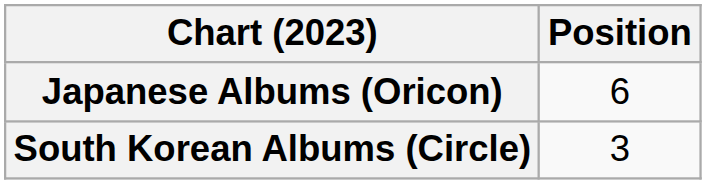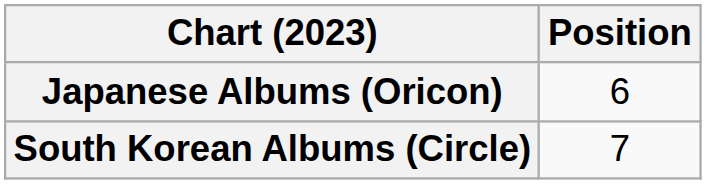(620, 149) 3 -> (620, 149) 7
